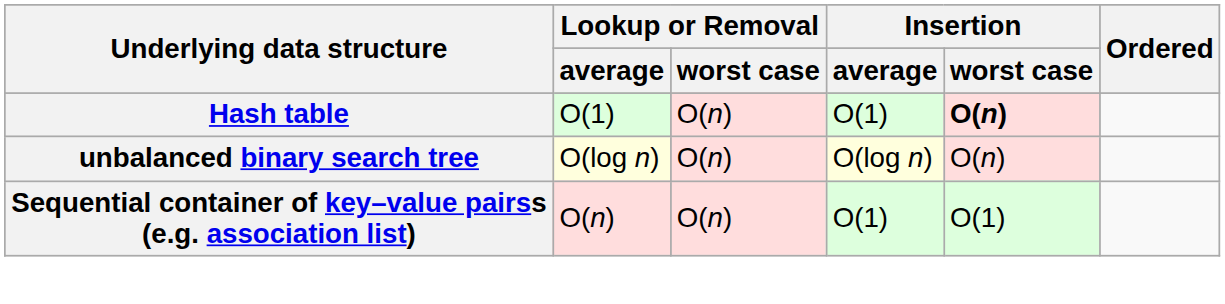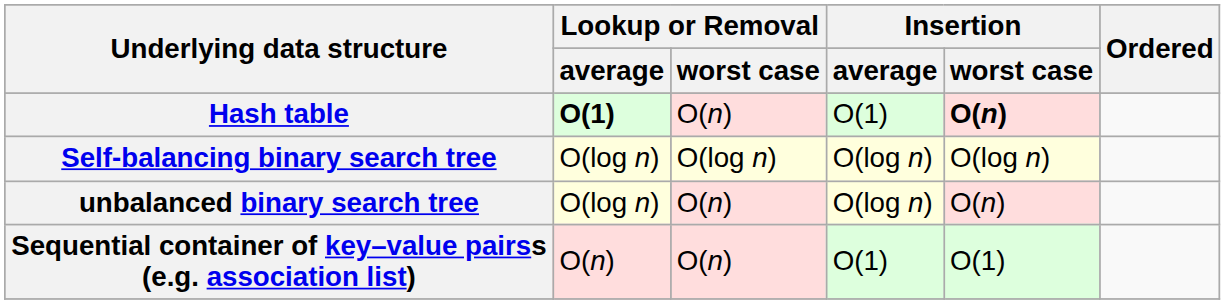(587, 114) normal -> (587, 114) bold
+ row: (279, 158)
